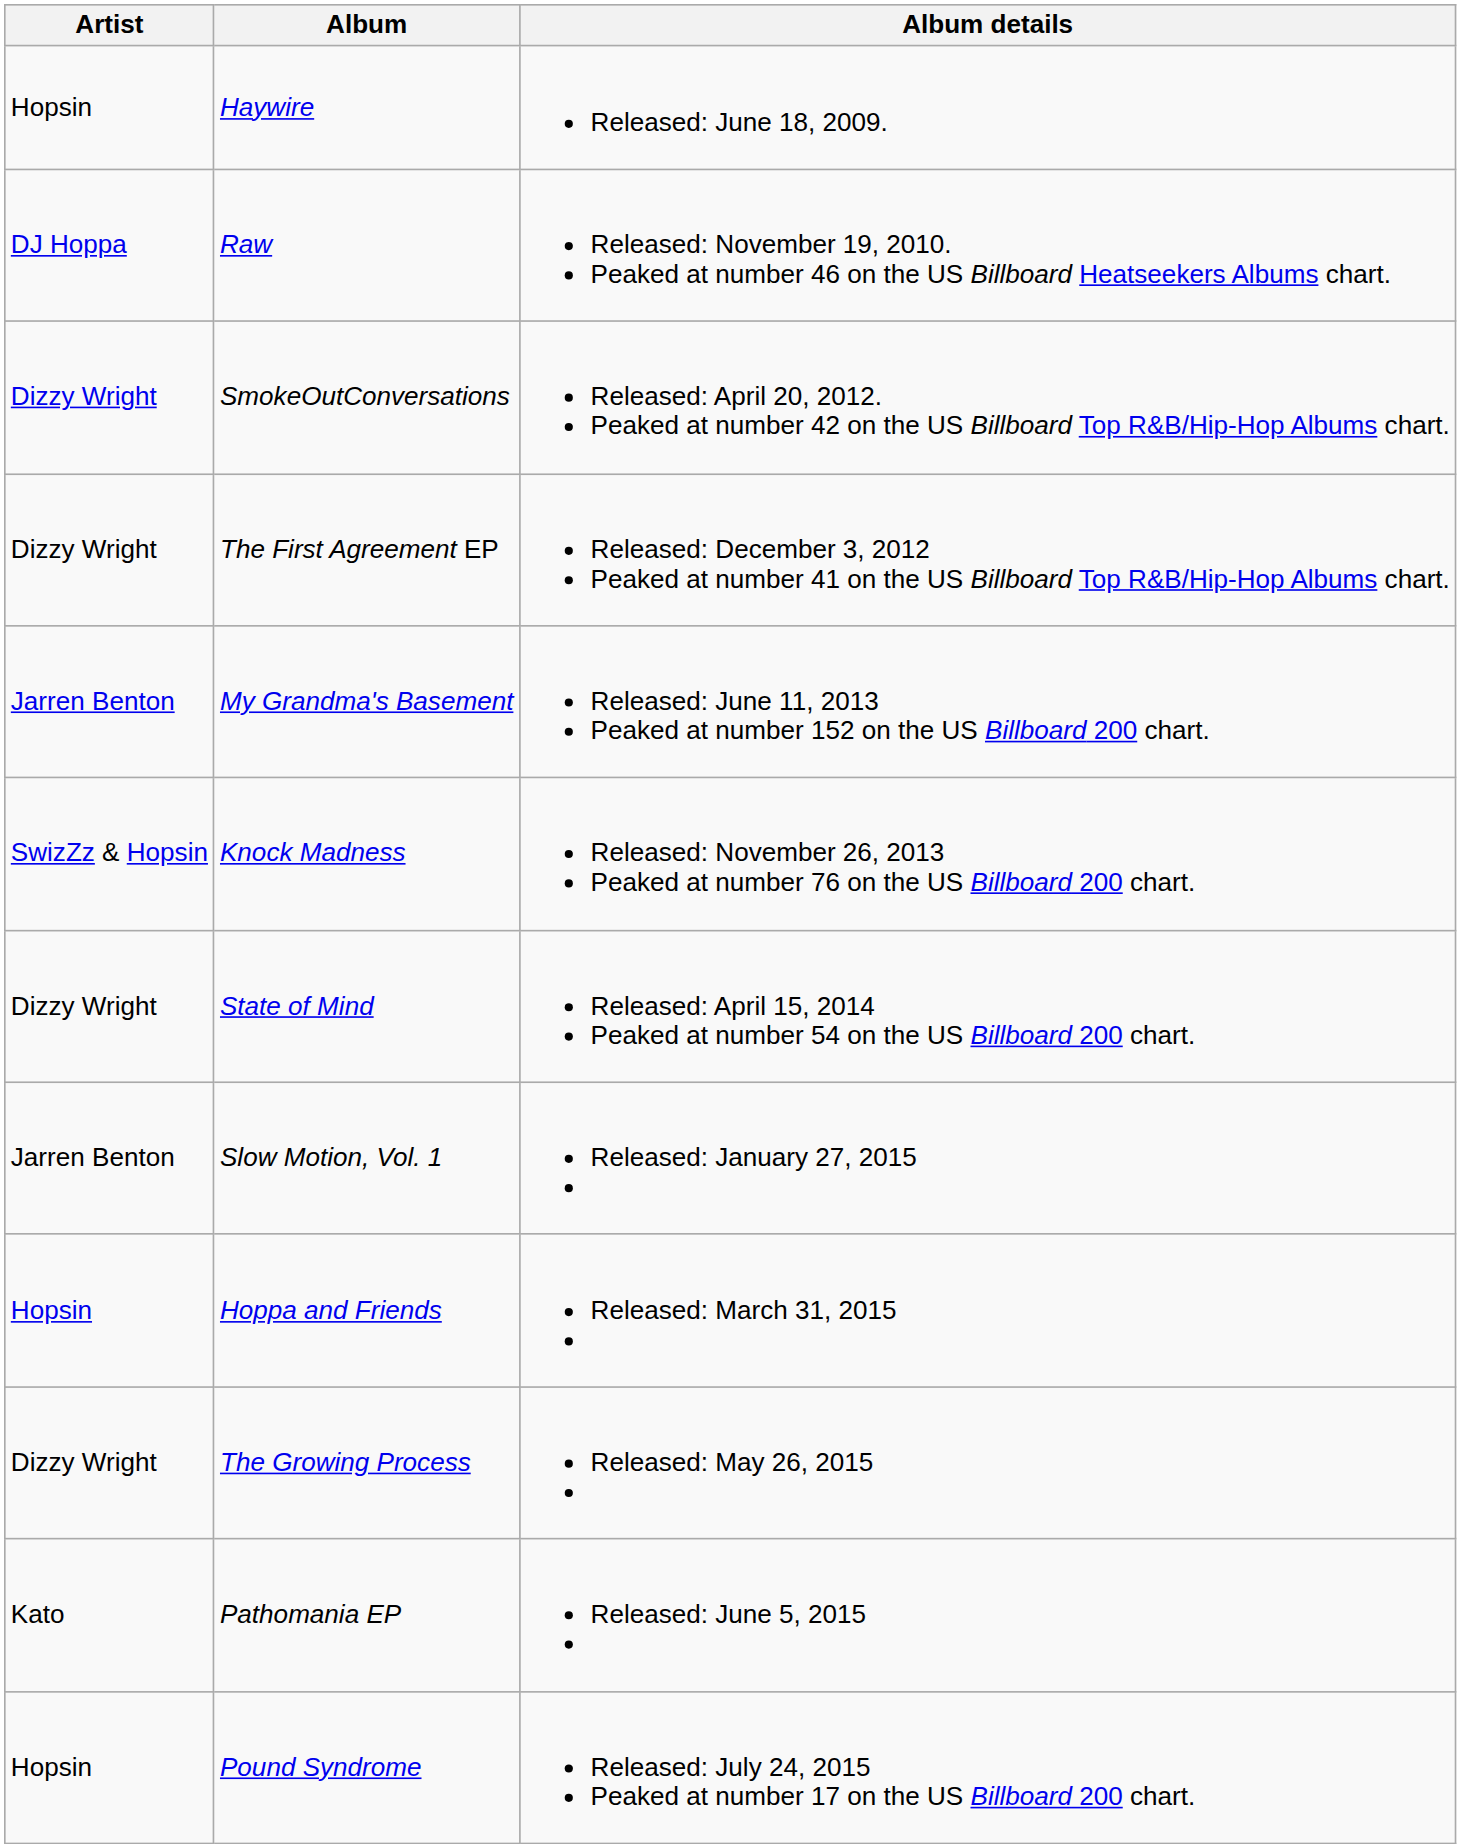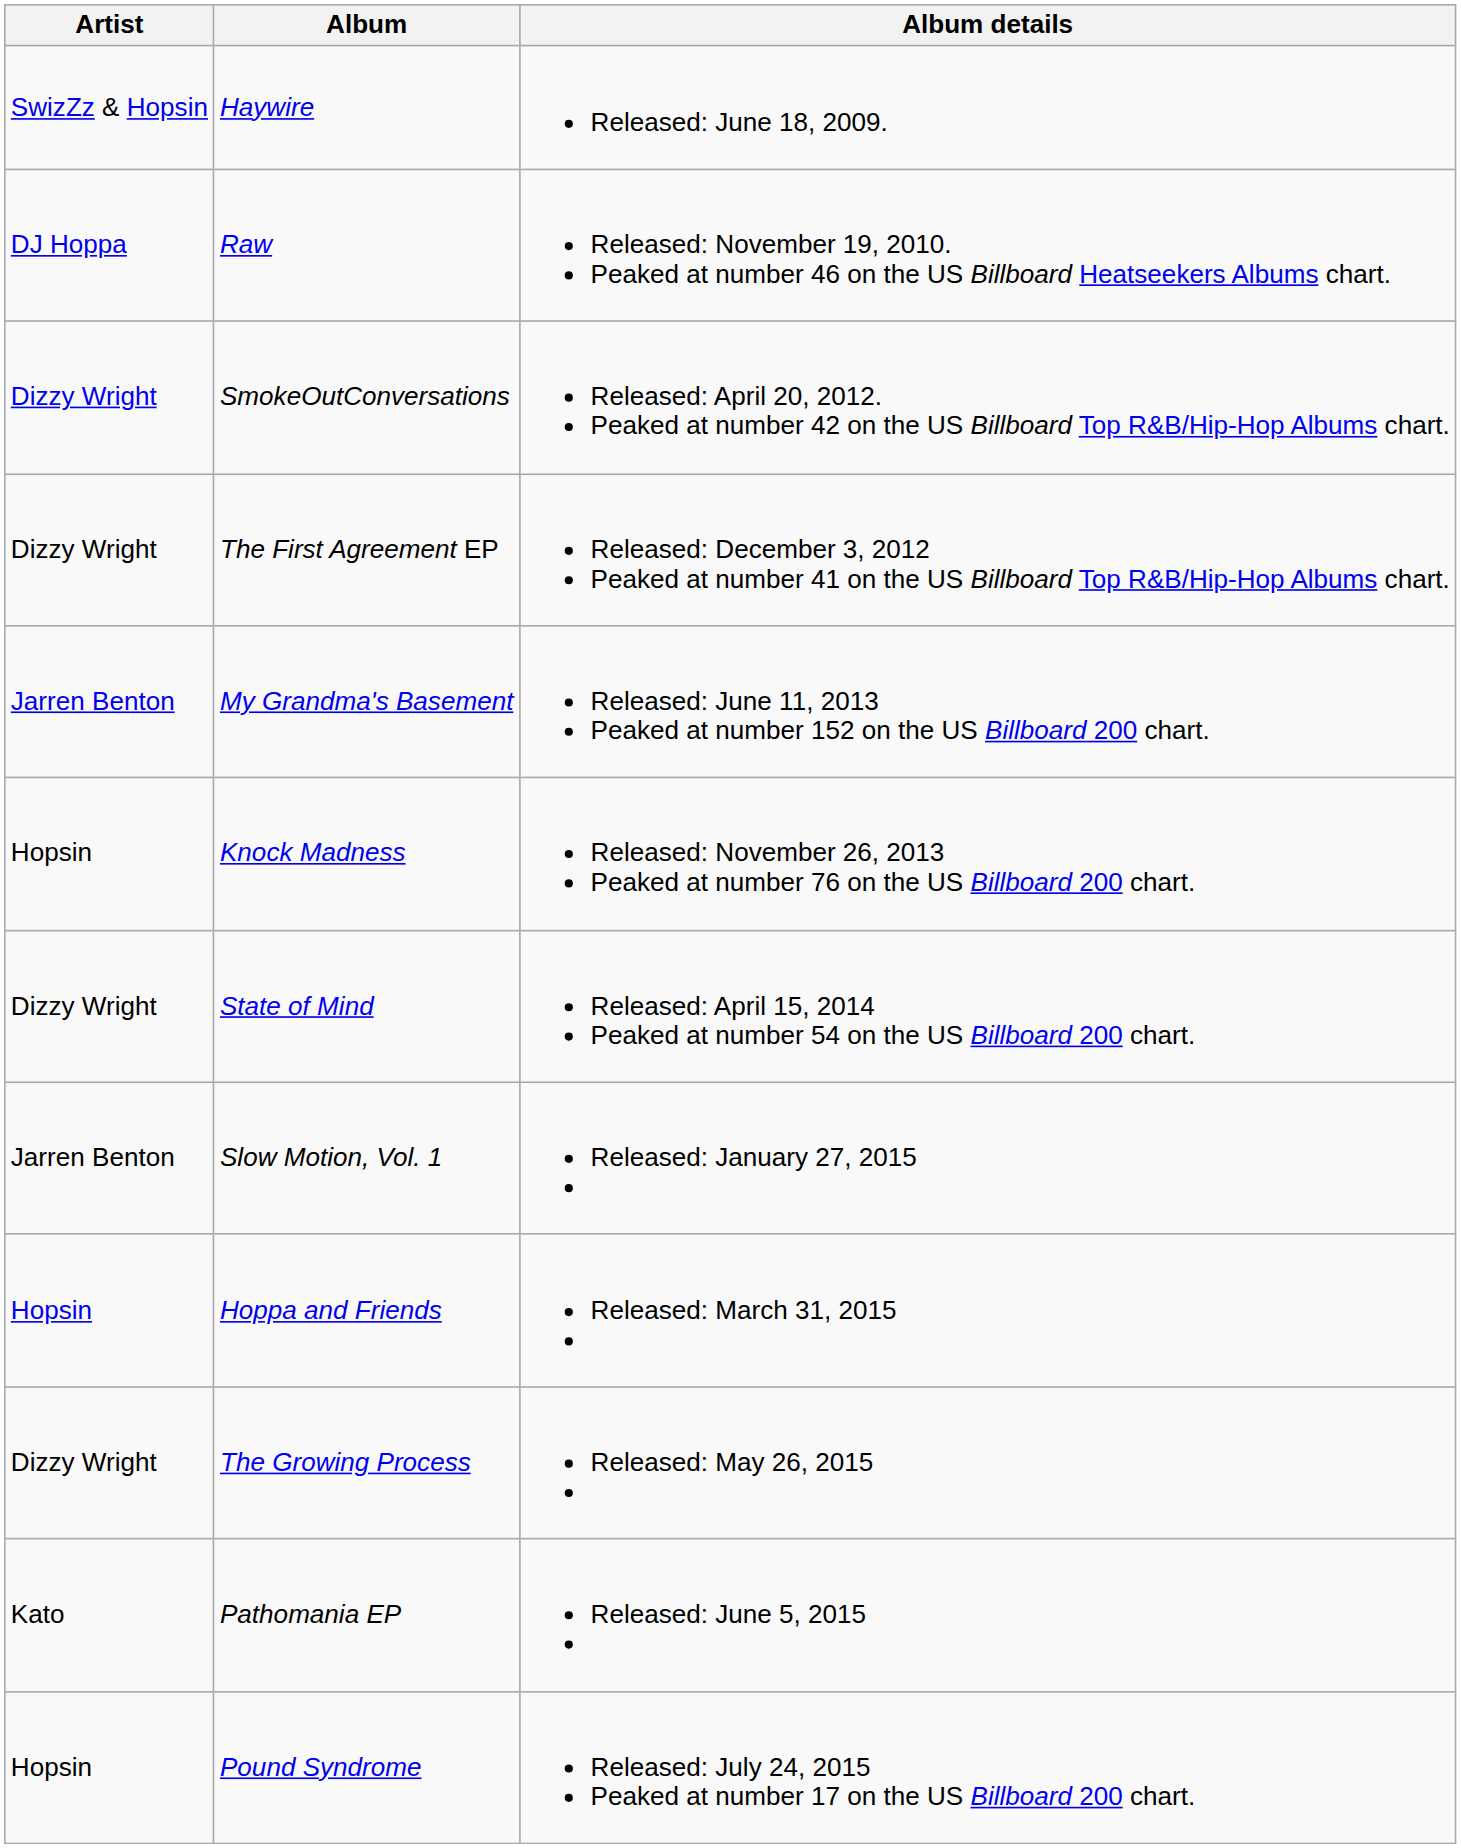(51, 107) Hopsin -> (109, 107) SwizZz & Hopsin
(109, 853) SwizZz & Hopsin -> (51, 853) Hopsin
